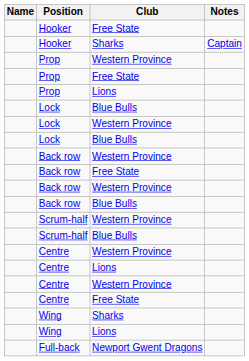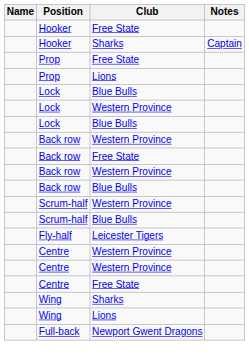- row: (49, 60)
+ row: (55, 236)
- row: (54, 268)
